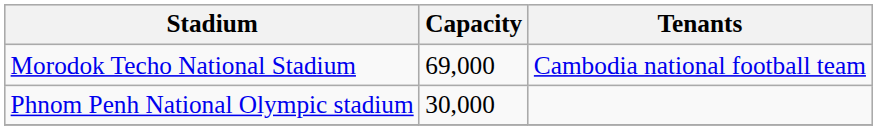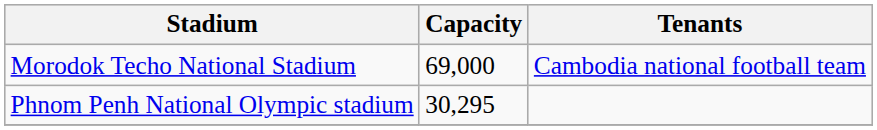(460, 104) 30,000 -> (460, 104) 30,295
